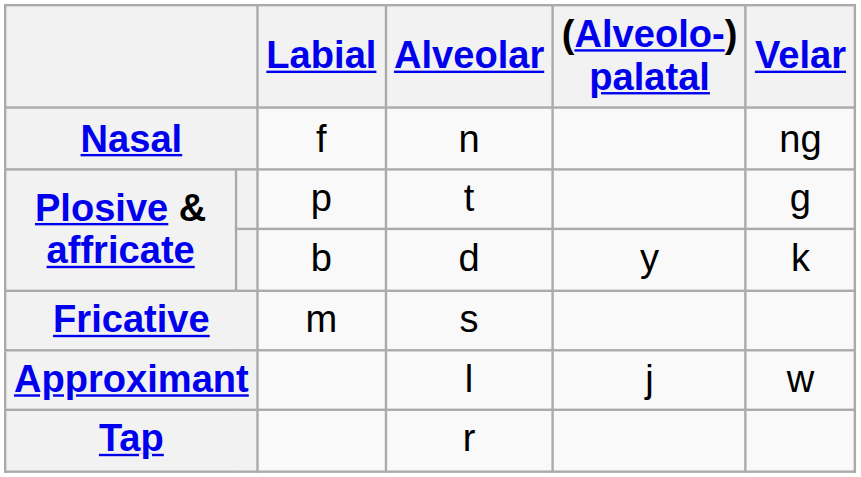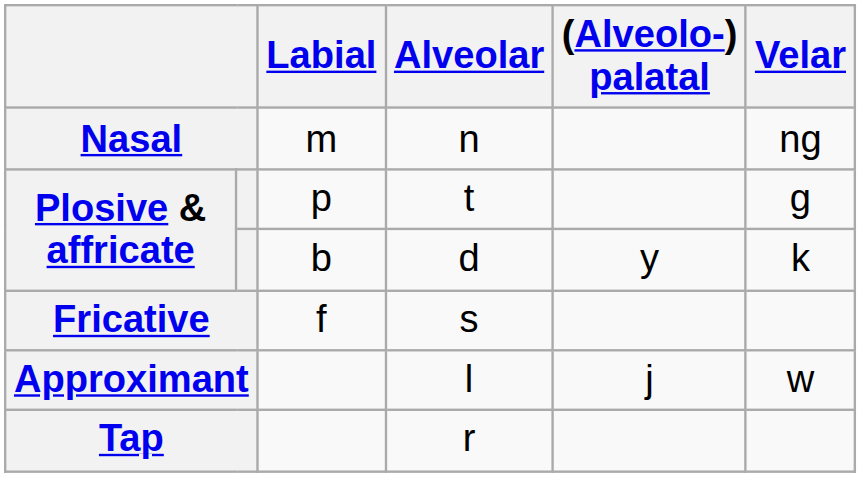(321, 137) f -> (321, 137) m
(321, 319) m -> (321, 319) f
